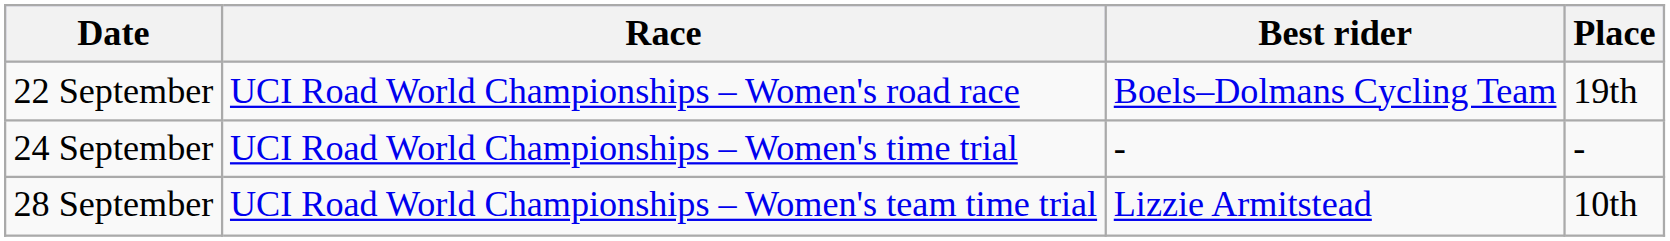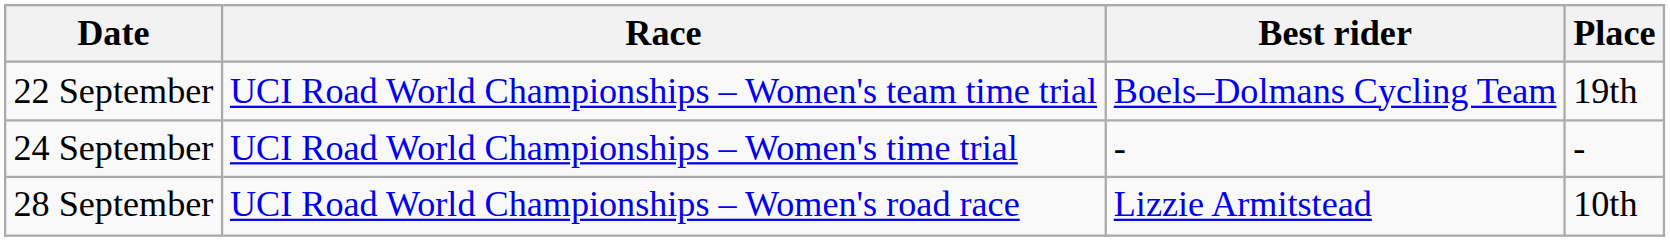(625, 90) UCI Road World Championships – Women's road race -> (664, 90) UCI Road World Championships – Women's team time trial
(664, 205) UCI Road World Championships – Women's team time trial -> (625, 205) UCI Road World Championships – Women's road race
